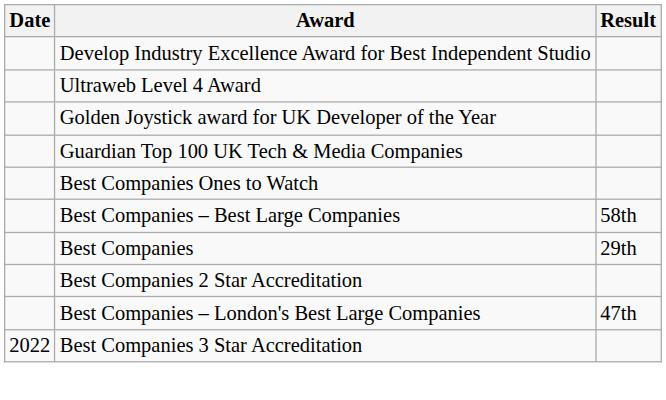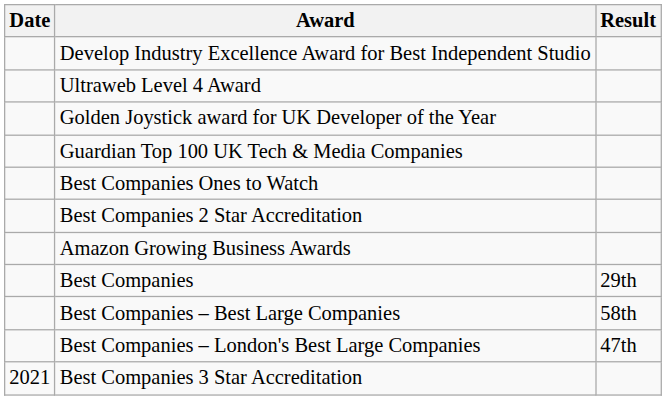rows swapped: (211, 280) <-> (230, 215)
+ row: (205, 248)
(30, 345) 2022 -> (30, 378) 2021
